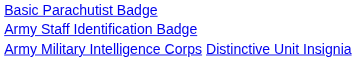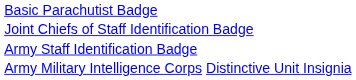+ row: (129, 29)
